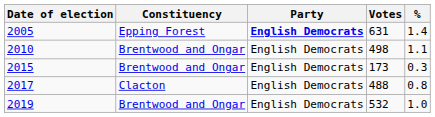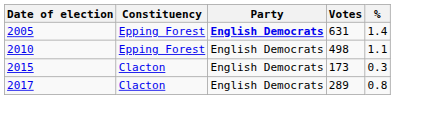(182, 49) Brentwood and Ongar -> (162, 49) Epping Forest
(182, 67) Brentwood and Ongar -> (142, 67) Clacton
(379, 85) 488 -> (339, 85) 289
- row: (20, 103)
